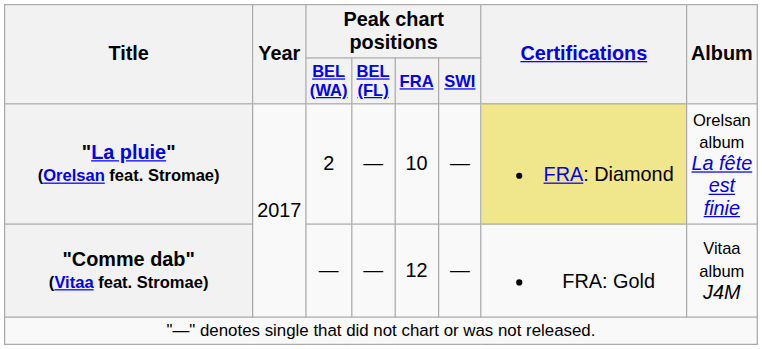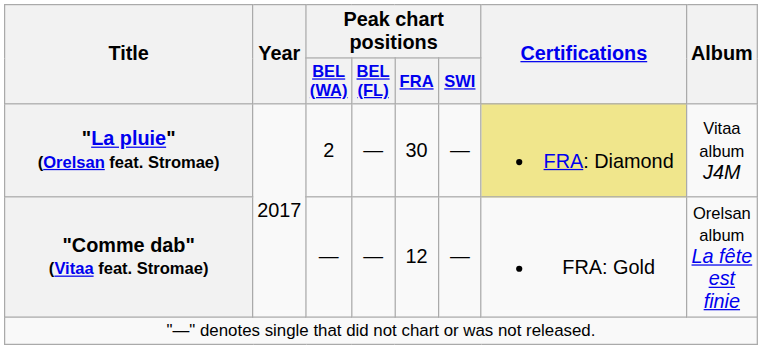(417, 163) 10 -> (417, 150) 30
(722, 164) Orelsan album La fête est finie -> (722, 151) Vitaa album J4M
(722, 272) Vitaa album J4M -> (722, 258) Orelsan album La fête est finie
